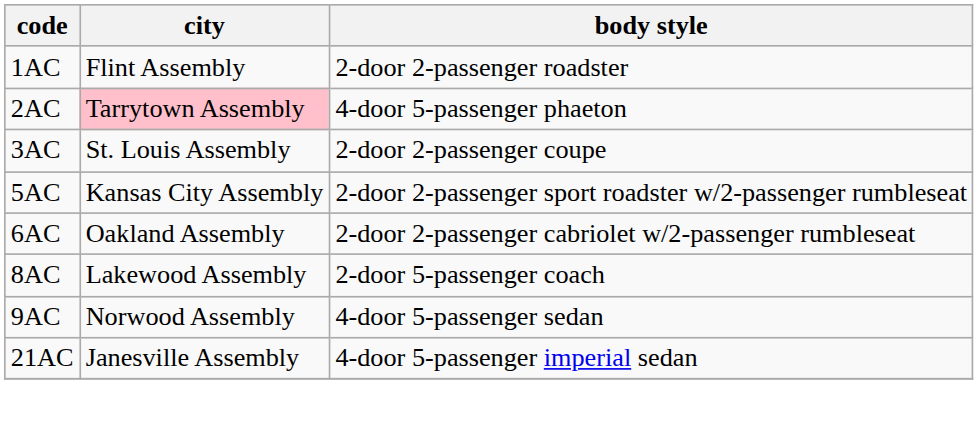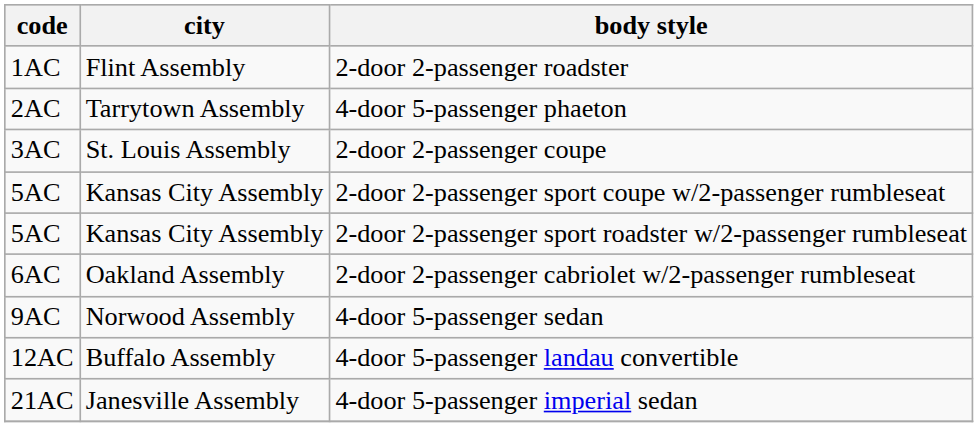(195, 108) pink background -> (195, 108) no background
+ row: (640, 191)
- row: (470, 274)
+ row: (537, 358)
